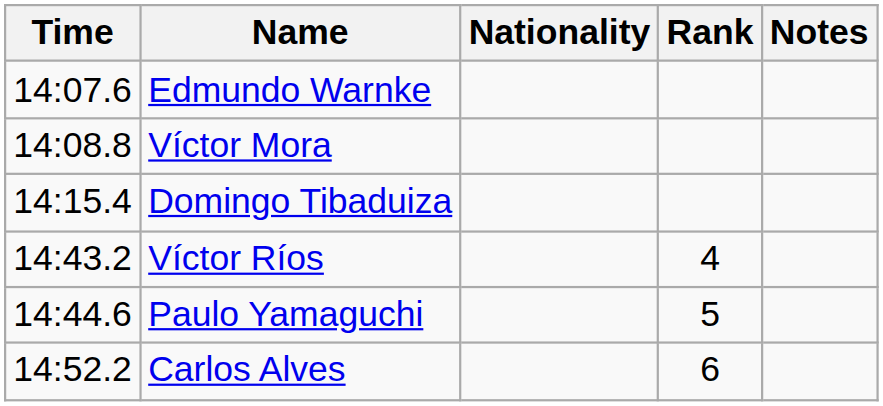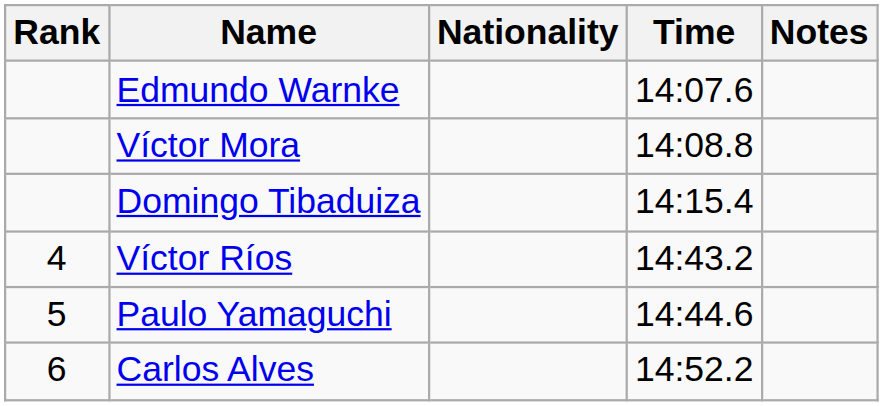columns swapped: (710, 32) <-> (73, 32)
